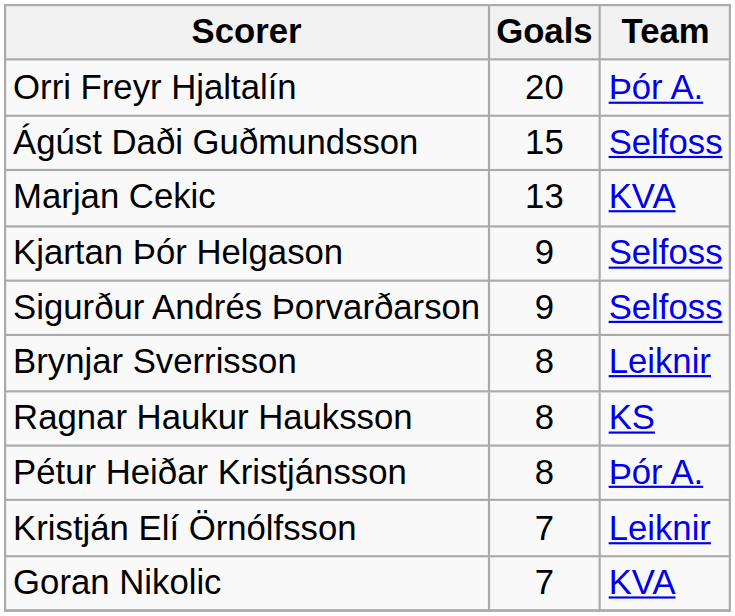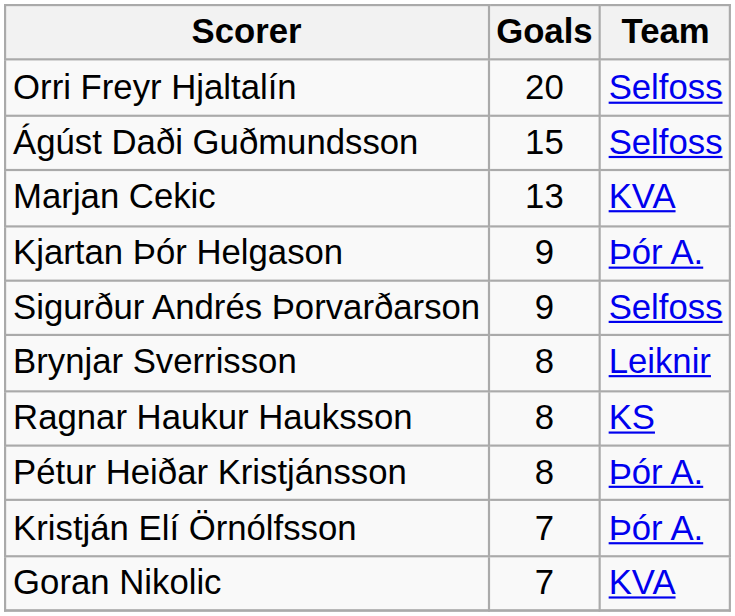(656, 87) Þór A. -> (666, 87) Selfoss
(666, 252) Selfoss -> (656, 252) Þór A.
(660, 527) Leiknir -> (656, 527) Þór A.
